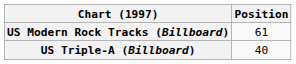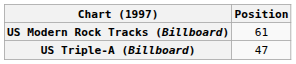(261, 50) 40 -> (261, 50) 47
